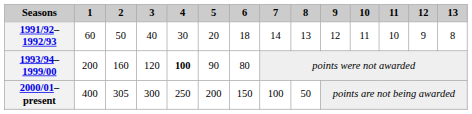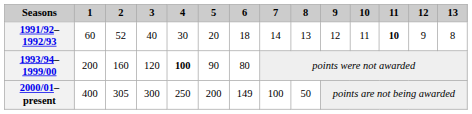(121, 35) 50 -> (121, 35) 52
(394, 35) normal -> (394, 35) bold
(245, 94) 150 -> (245, 94) 149
